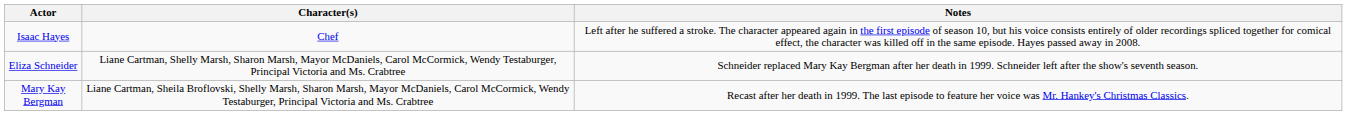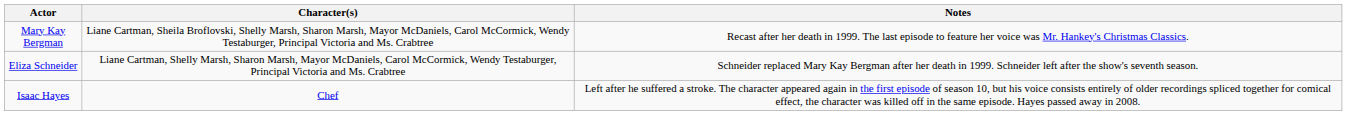rows swapped: (43, 95) <-> (43, 36)
